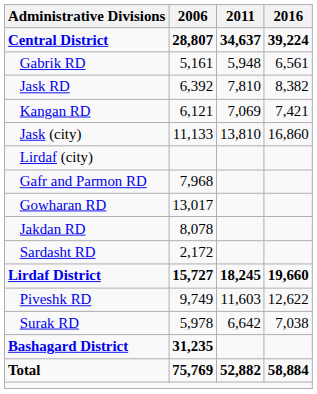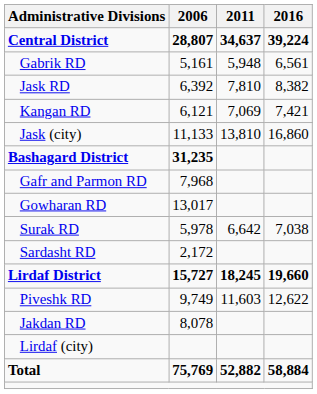rows swapped: (68, 346) <-> (56, 157)
rows swapped: (53, 228) <-> (49, 323)
